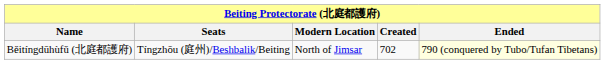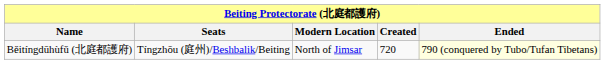(388, 50) 702 -> (388, 50) 720
